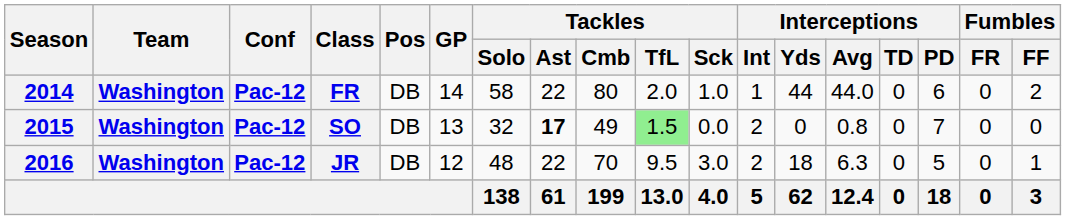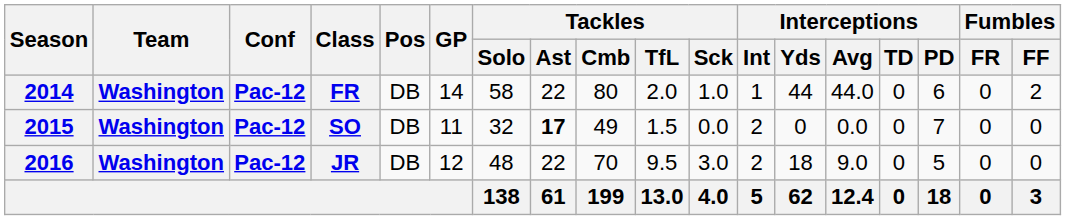(451, 127) 13 -> (451, 127) 11
(662, 127) lightgreen background -> (662, 127) no background
(852, 127) 0.8 -> (852, 127) 0.0
(852, 162) 6.3 -> (852, 162) 9.0
(1036, 162) 1 -> (1036, 162) 0
